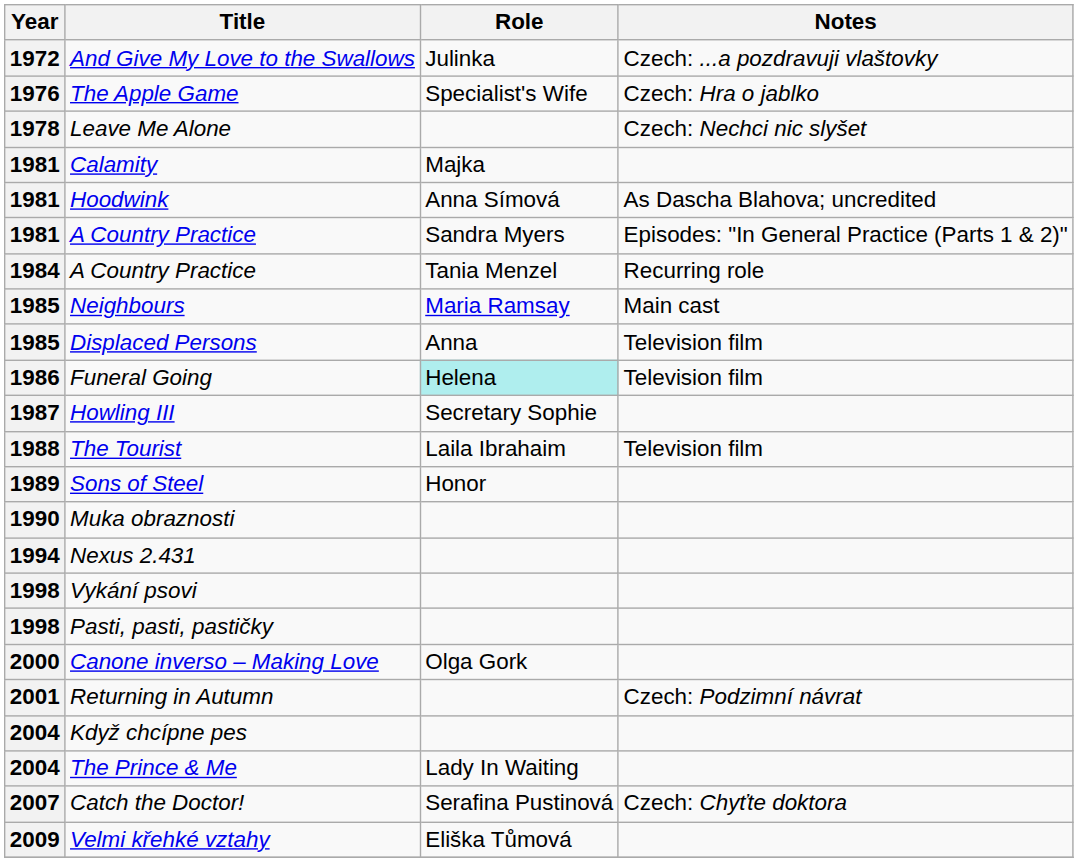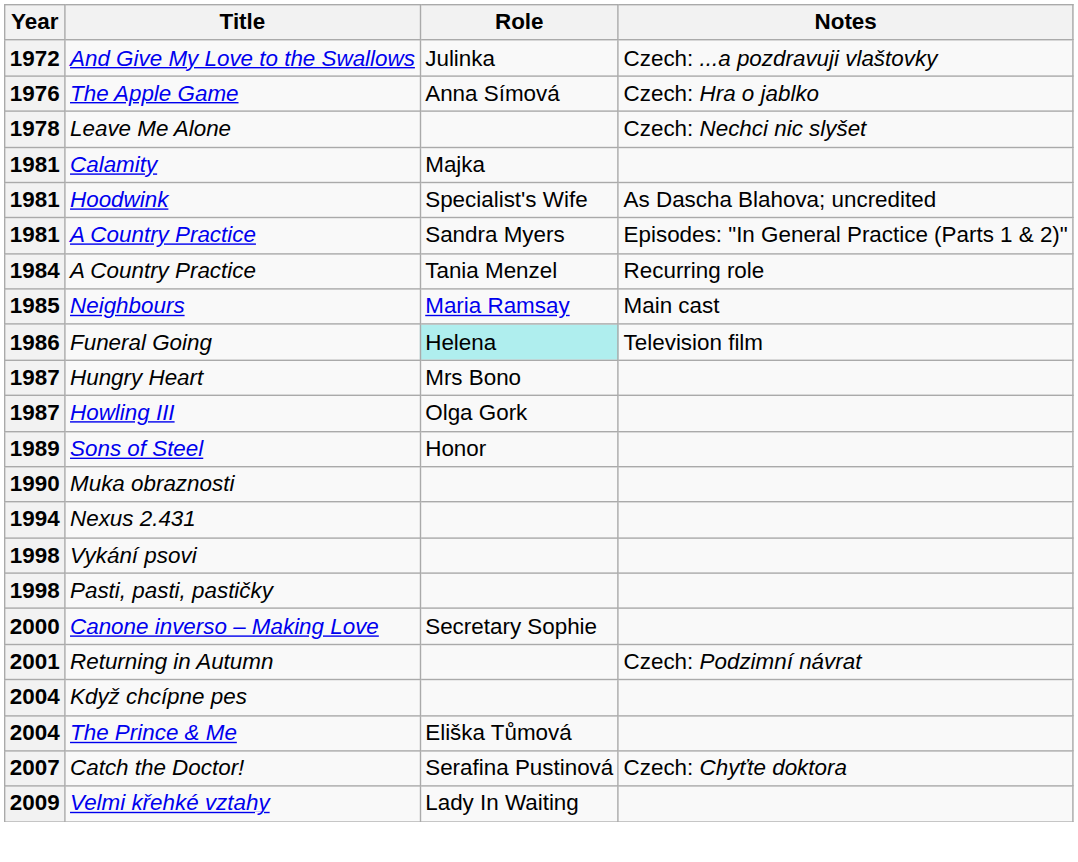(506, 93) Specialist's Wife -> (492, 93) Anna Símová
(492, 199) Anna Símová -> (506, 199) Specialist's Wife
- row: (35, 341)
+ row: (35, 377)
(511, 413) Secretary Sophie -> (476, 413) Olga Gork
- row: (35, 448)
(476, 661) Olga Gork -> (511, 626) Secretary Sophie
(502, 768) Lady In Waiting -> (498, 732) Eliška Tůmová
(498, 839) Eliška Tůmová -> (502, 803) Lady In Waiting
